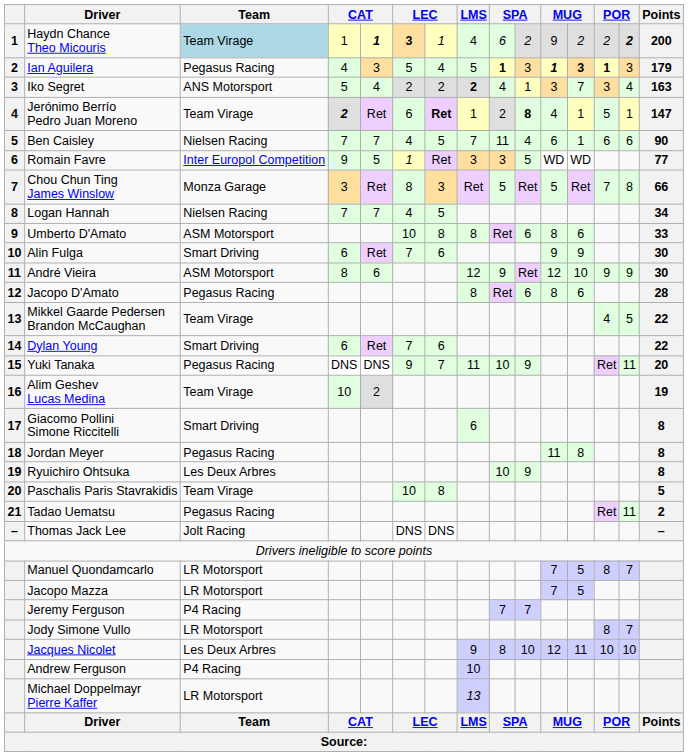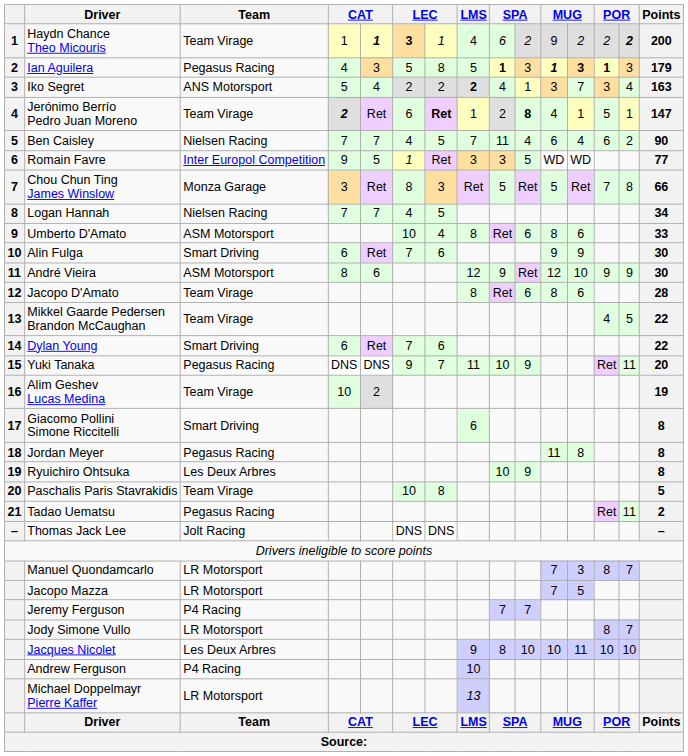(218, 41) lightblue background -> (218, 41) no background
(441, 67) 4 -> (441, 67) 8
(581, 140) 1 -> (581, 140) 4
(629, 140) 6 -> (629, 140) 2
(441, 233) 8 -> (441, 233) 4
(229, 292) Pegasus Racing -> (218, 292) Team Virage
(581, 570) 5 -> (581, 570) 3
(554, 649) 12 -> (554, 649) 10
